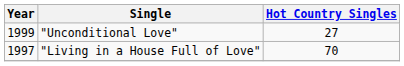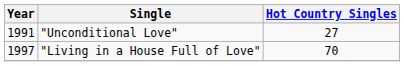(21, 32) 1999 -> (21, 32) 1991
